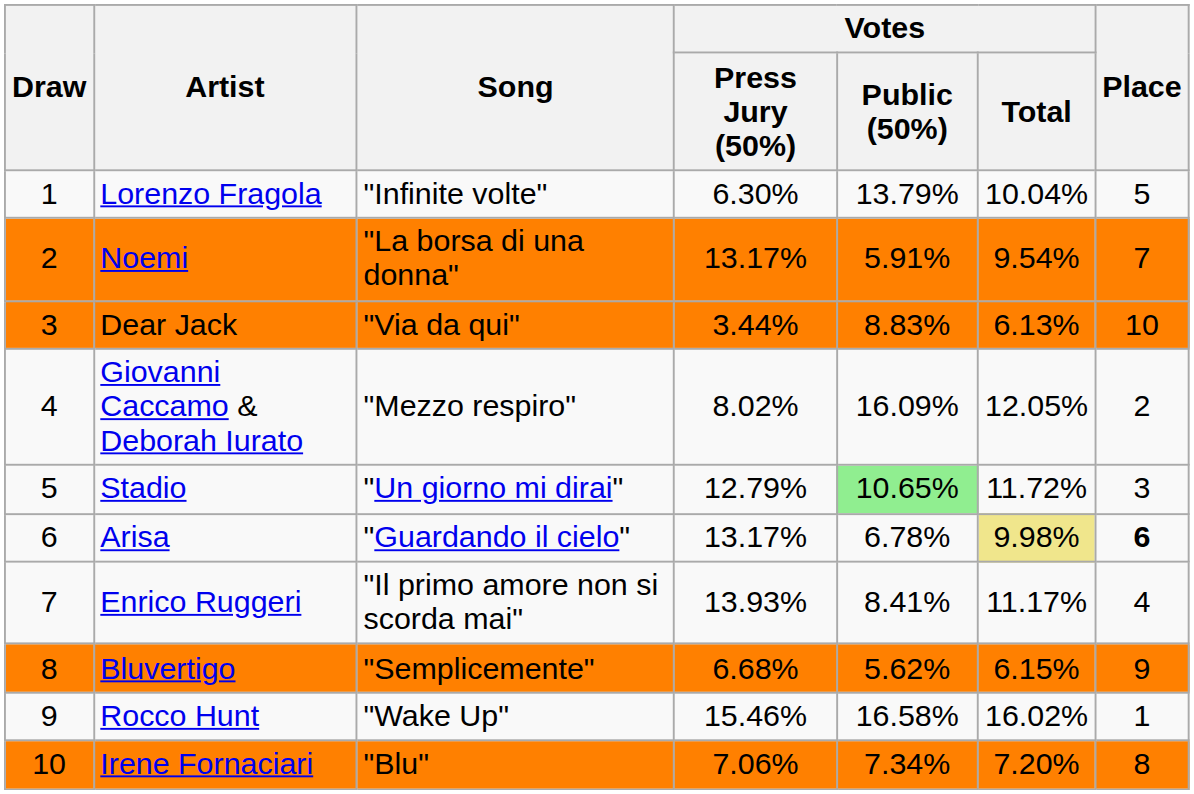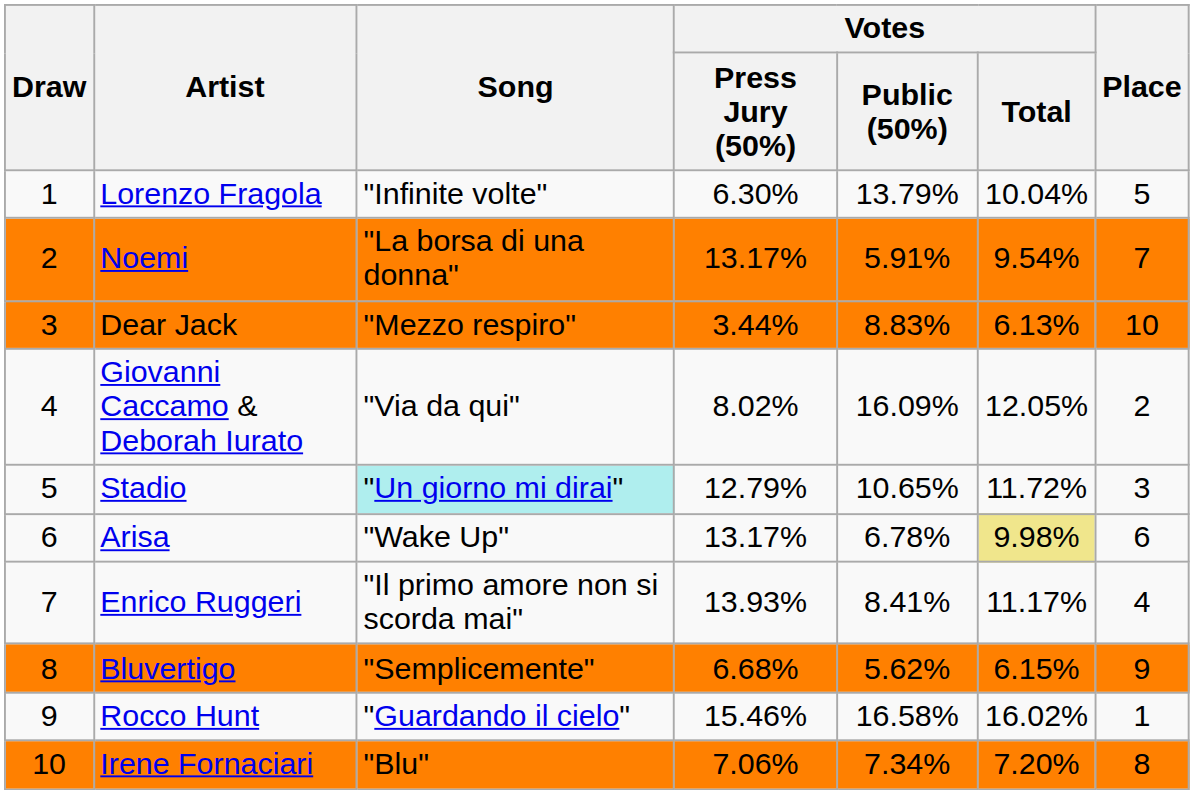(442, 324) "Via da qui" -> (470, 324) "Mezzo respiro"
(470, 406) "Mezzo respiro" -> (442, 406) "Via da qui"
(493, 488) no background -> (493, 488) paleturquoise background
(907, 488) lightgreen background -> (907, 488) no background
(497, 537) "Guardando il cielo" -> (436, 537) "Wake Up"
(1142, 537) bold -> (1142, 537) normal
(436, 715) "Wake Up" -> (497, 715) "Guardando il cielo"
